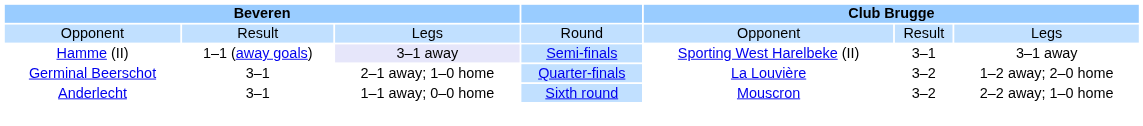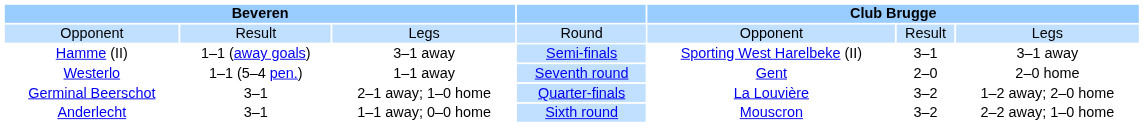(427, 53) lavender background -> (424, 53) no background
+ row: (92, 73)
